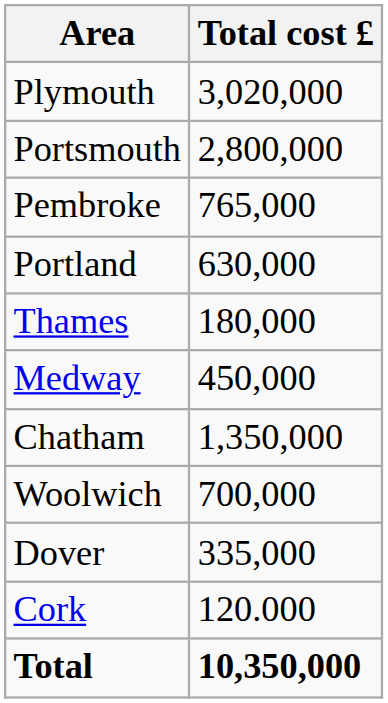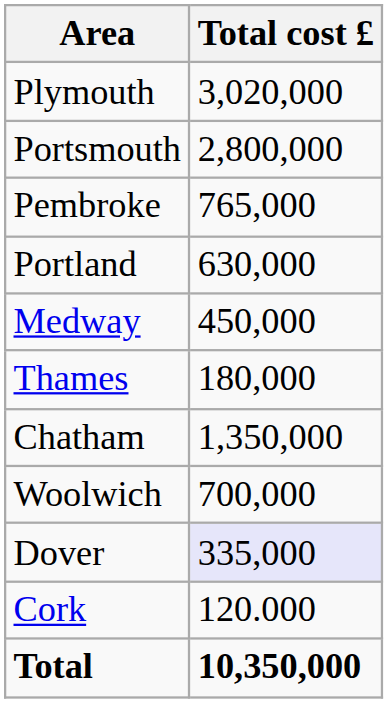rows swapped: (71, 321) <-> (77, 378)
(257, 551) no background -> (257, 551) lavender background
